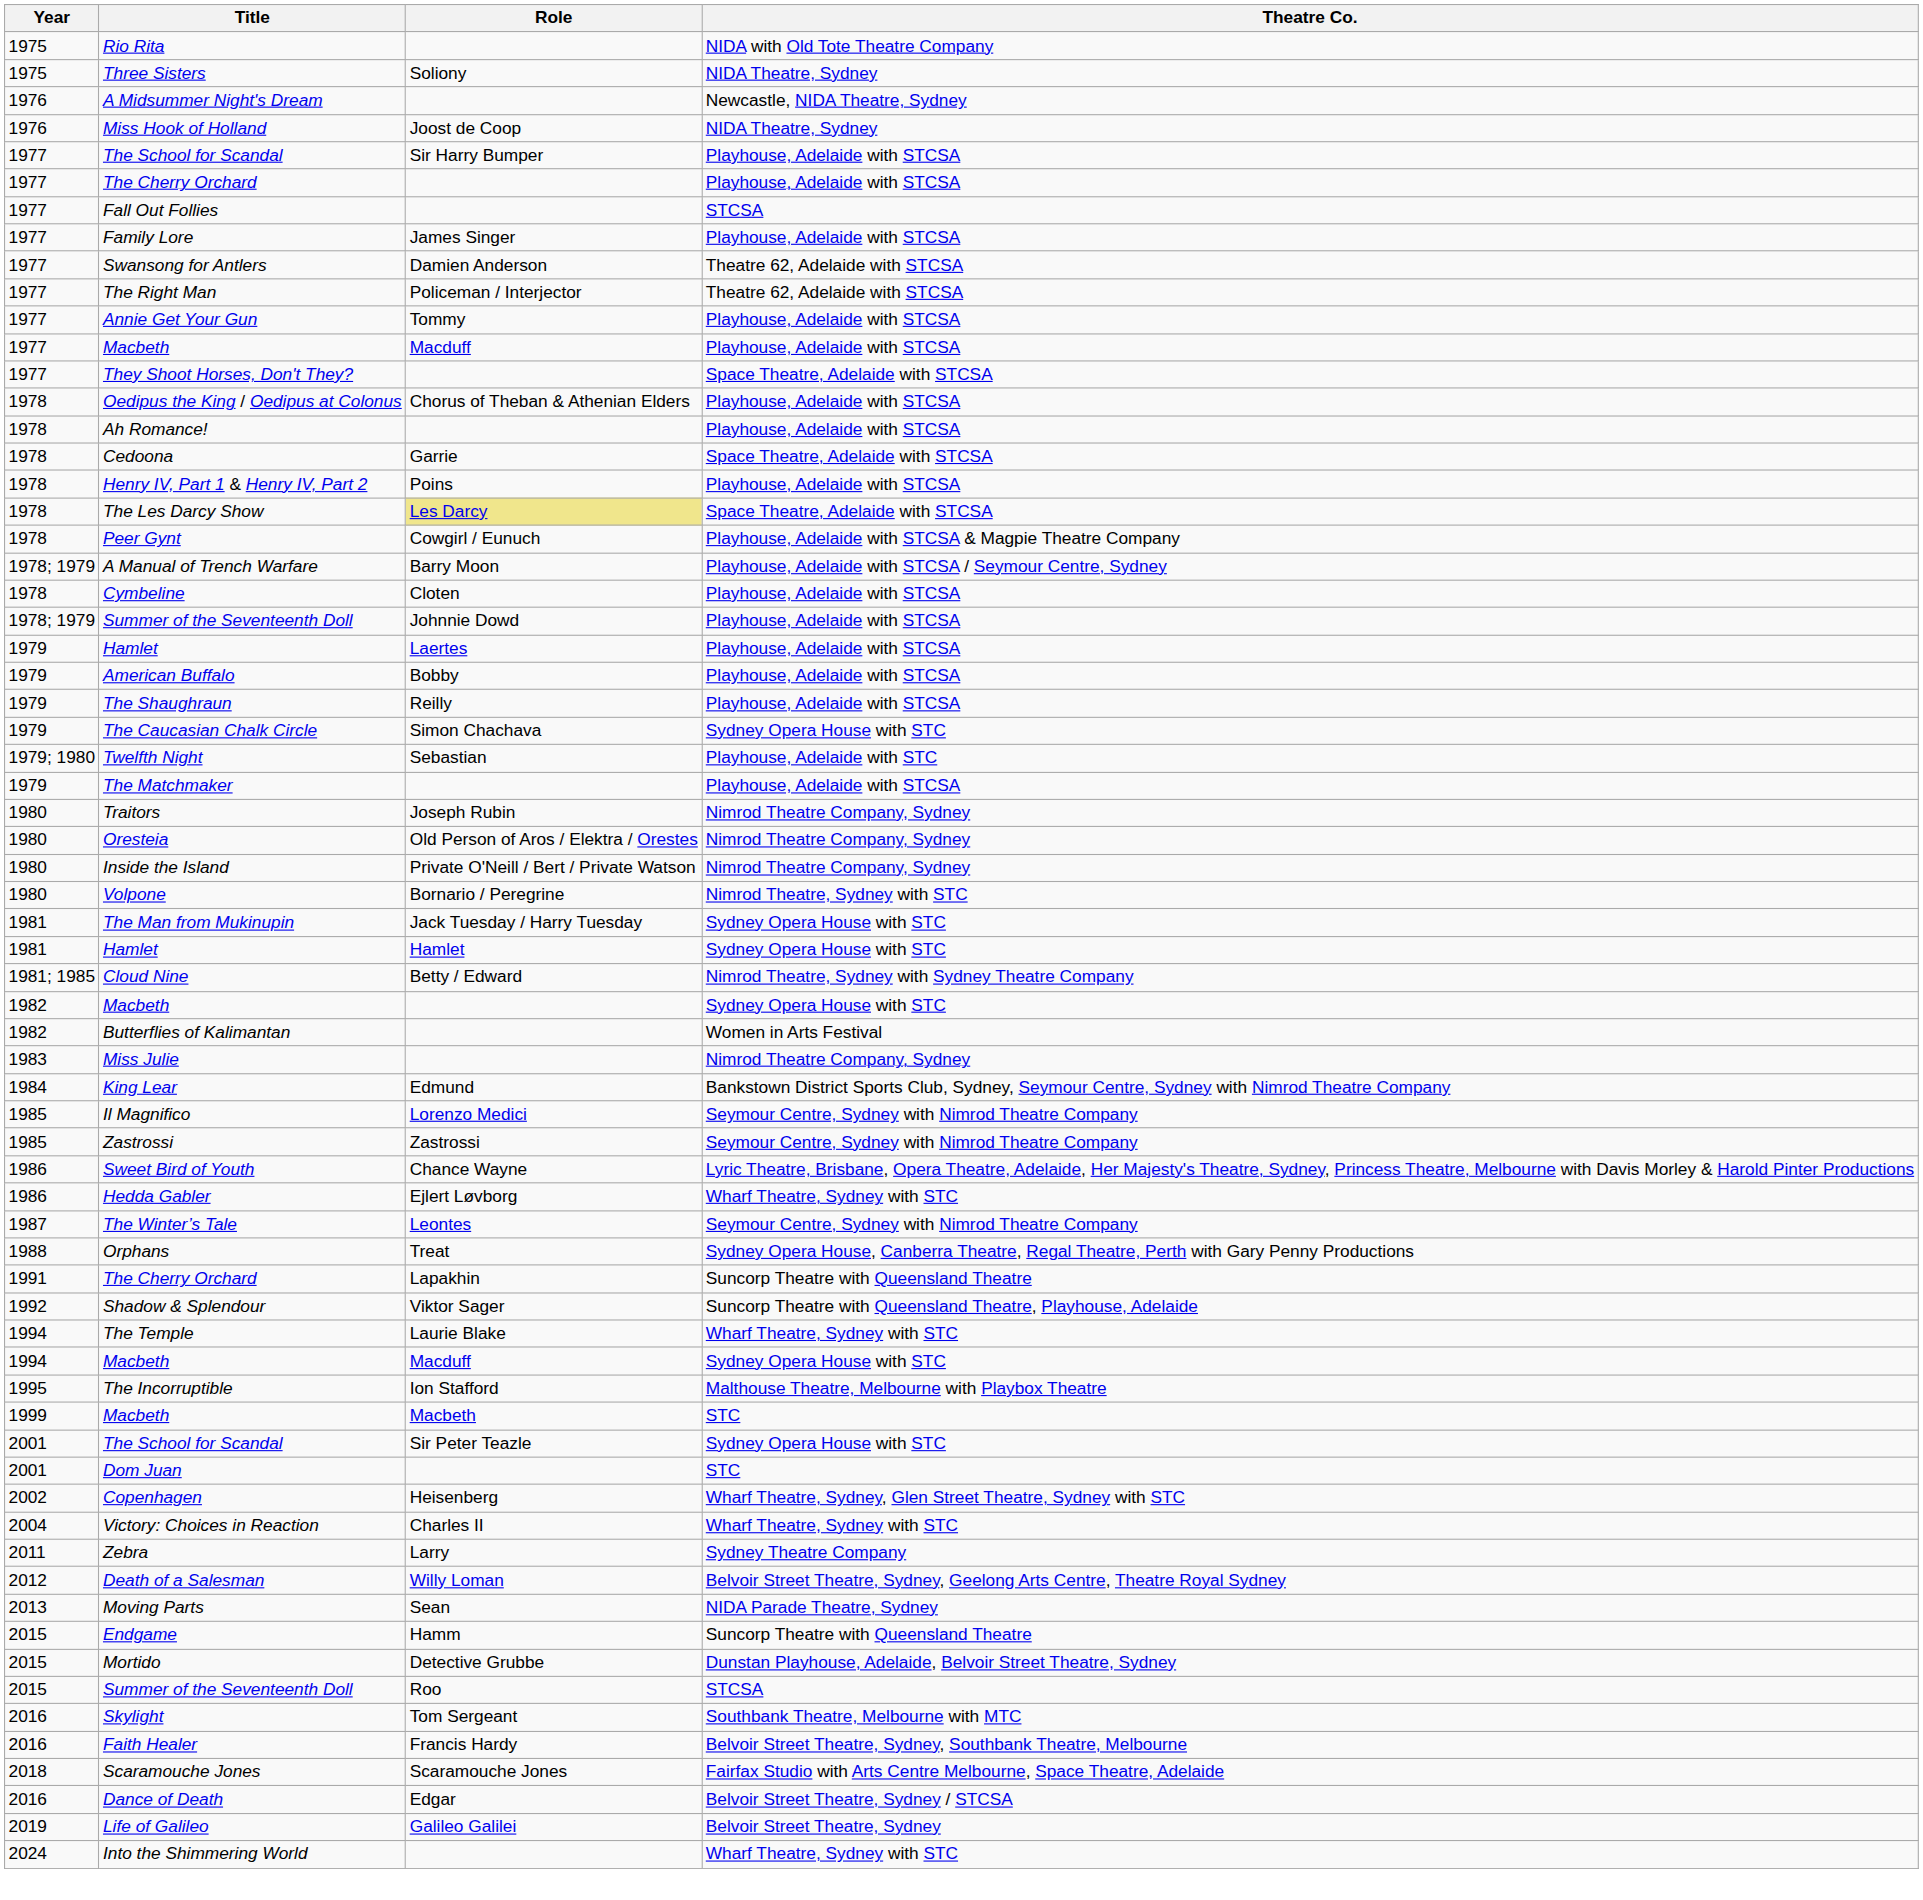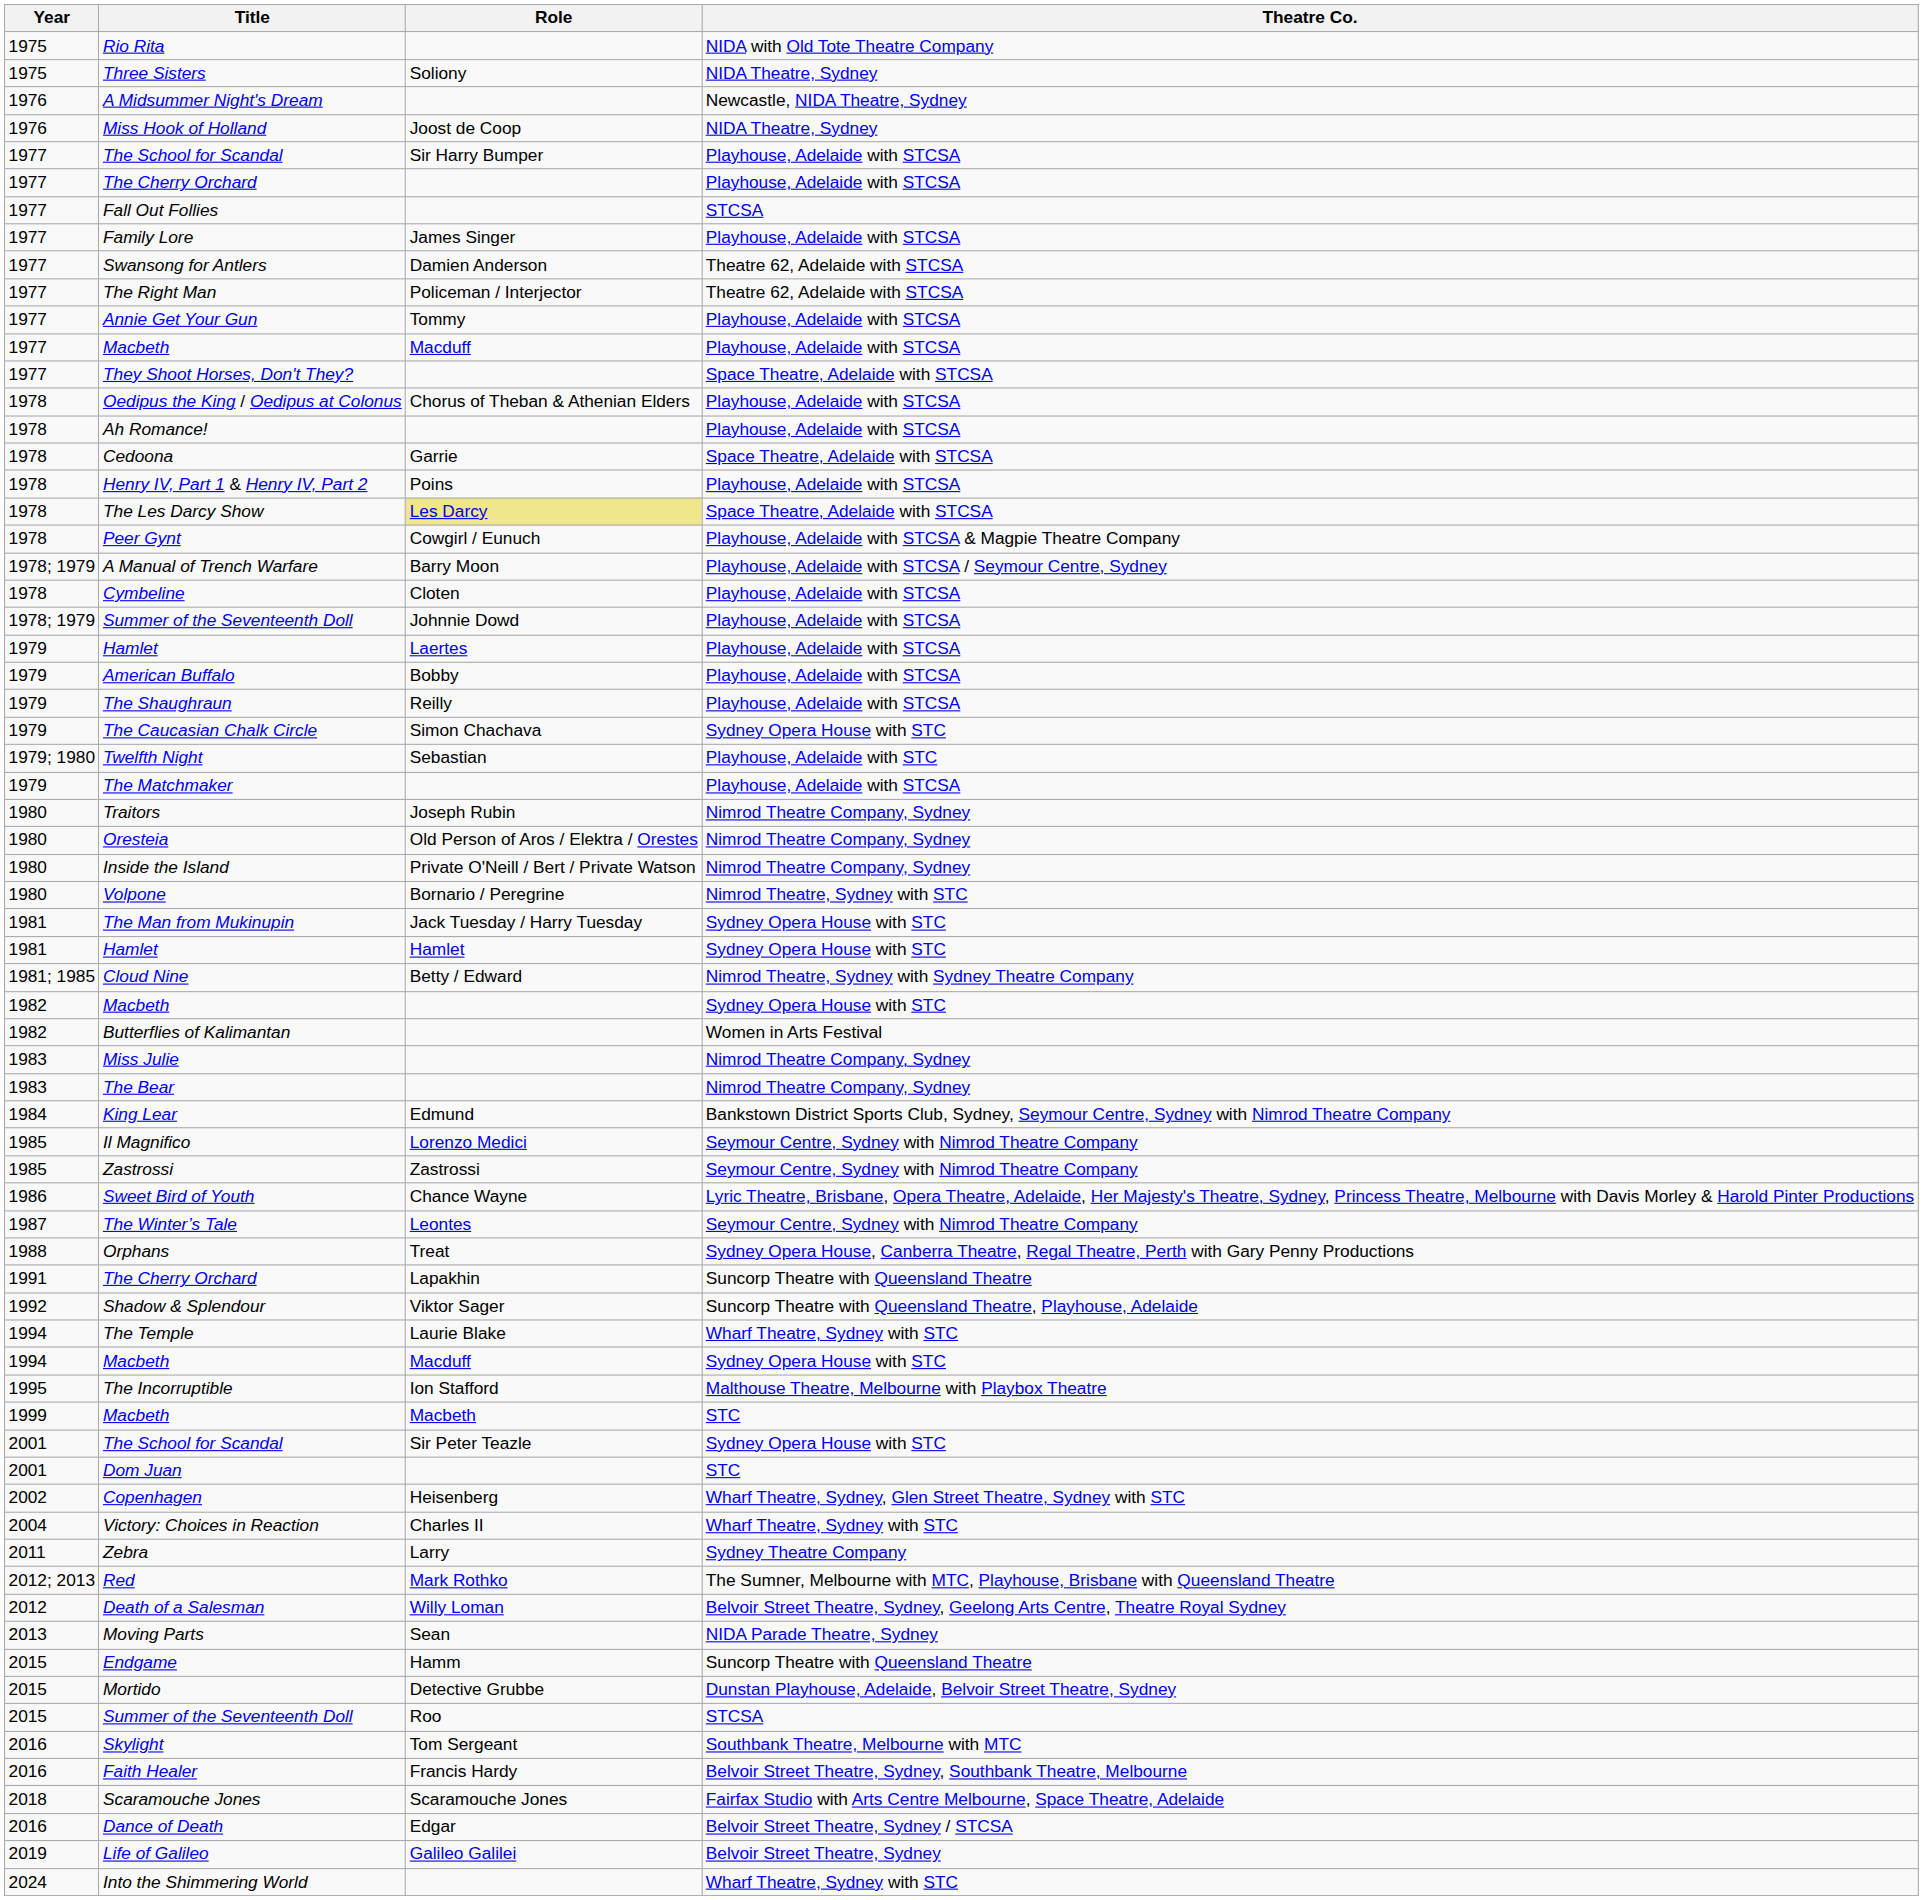+ row: (28, 1086)
- row: (28, 1196)
+ row: (52, 1580)
